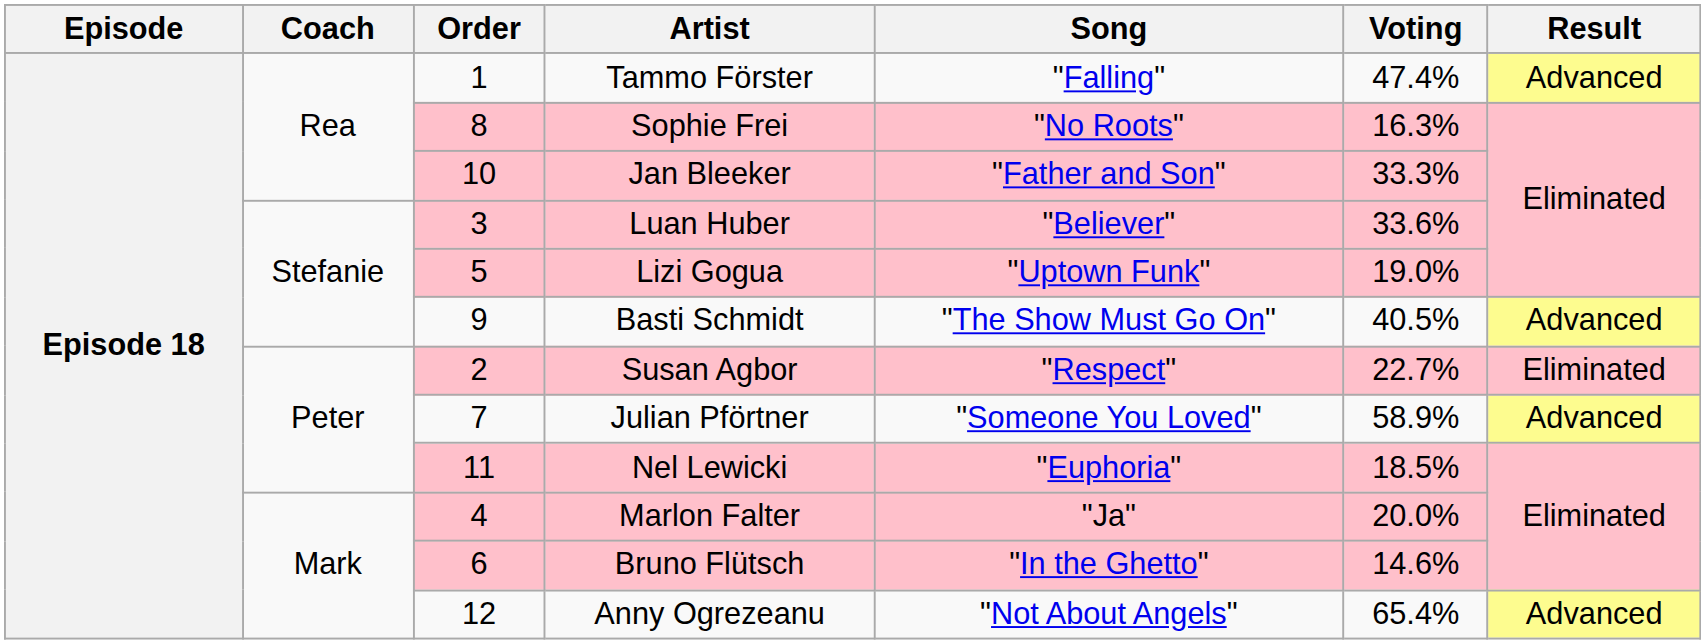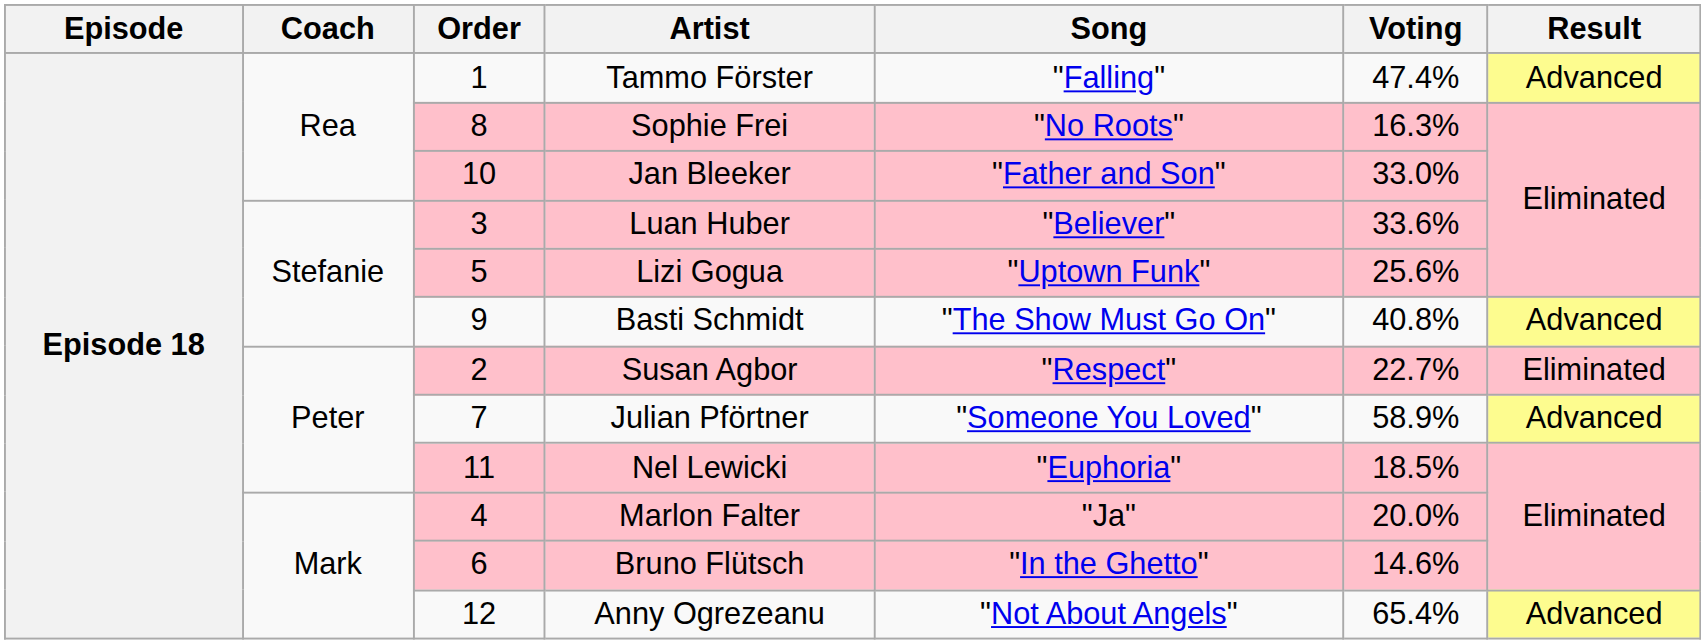(1416, 175) 33.3% -> (1416, 175) 33.0%
(1416, 272) 19.0% -> (1416, 272) 25.6%
(1416, 321) 40.5% -> (1416, 321) 40.8%
